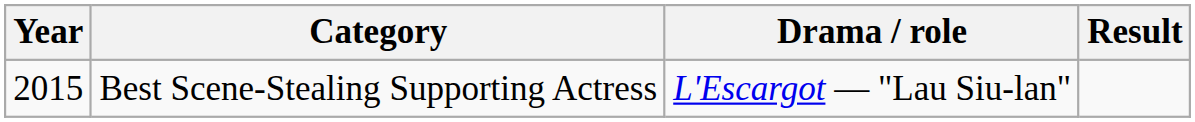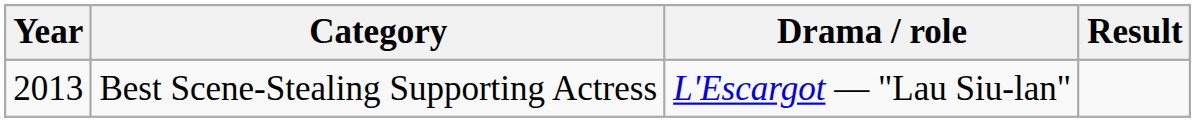(48, 87) 2015 -> (48, 87) 2013
